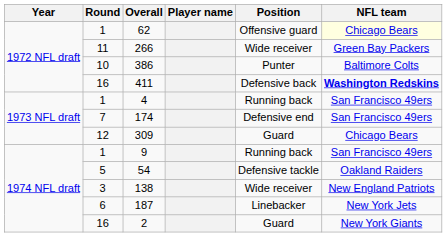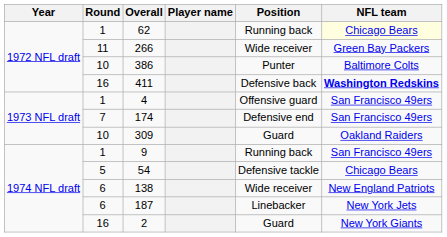(278, 30) Offensive guard -> (278, 30) Running back
(278, 100) Running back -> (278, 100) Offensive guard
(103, 135) 12 -> (103, 135) 10
(381, 135) Chicago Bears -> (381, 135) Oakland Raiders
(381, 170) Oakland Raiders -> (381, 170) Chicago Bears
(103, 188) 3 -> (103, 188) 6
